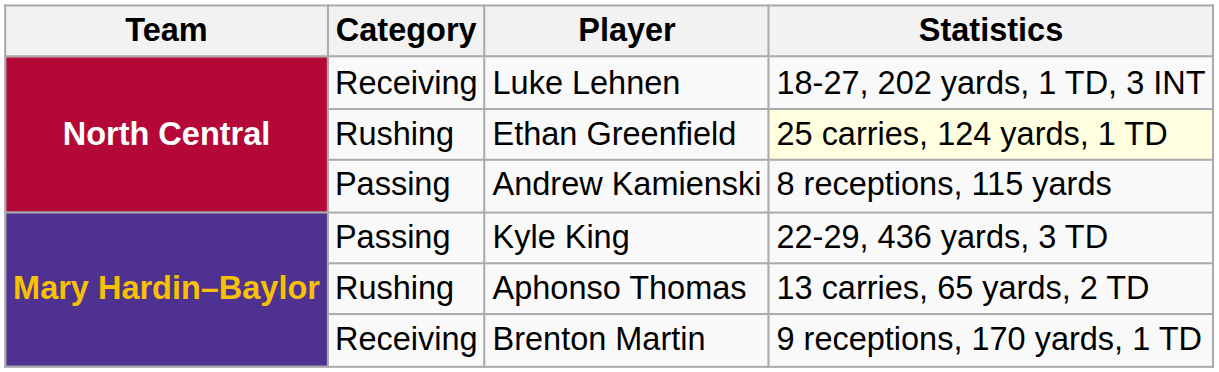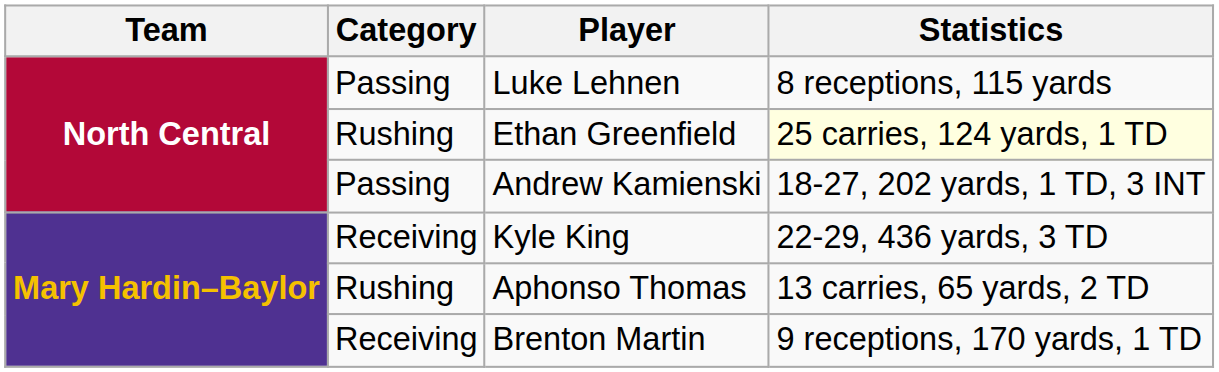(406, 82) Receiving -> (393, 82) Passing
(991, 82) 18-27, 202 yards, 1 TD, 3 INT -> (944, 82) 8 receptions, 115 yards
(944, 185) 8 receptions, 115 yards -> (991, 185) 18-27, 202 yards, 1 TD, 3 INT
(393, 236) Passing -> (406, 236) Receiving
